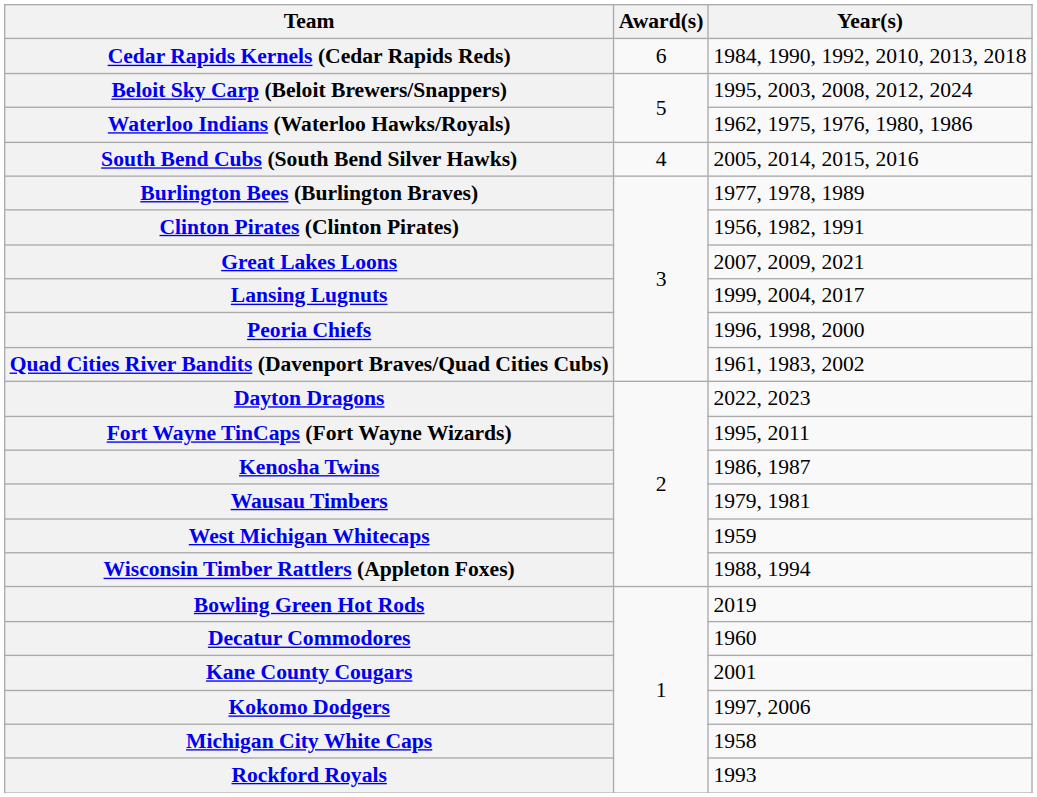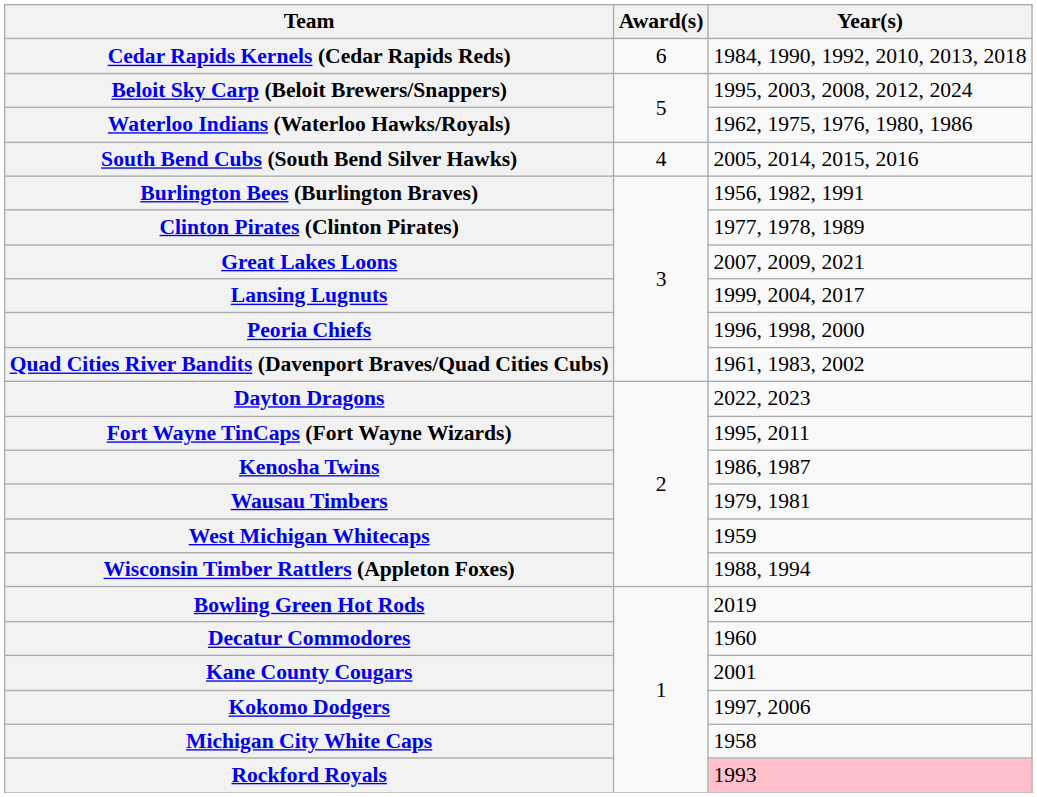(789, 192) 1977, 1978, 1989 -> (789, 192) 1956, 1982, 1991
(789, 227) 1956, 1982, 1991 -> (789, 227) 1977, 1978, 1989
(735, 775) no background -> (735, 775) pink background
